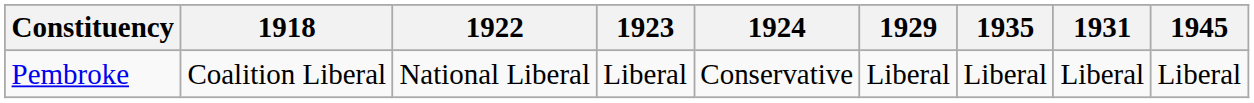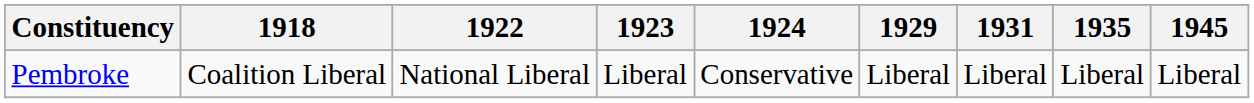columns swapped: (1102, 27) <-> (1005, 27)
